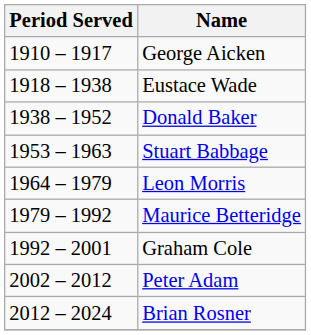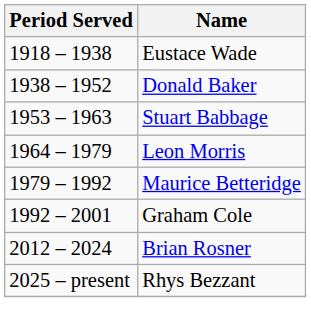- row: (204, 53)
- row: (190, 280)
+ row: (199, 280)
